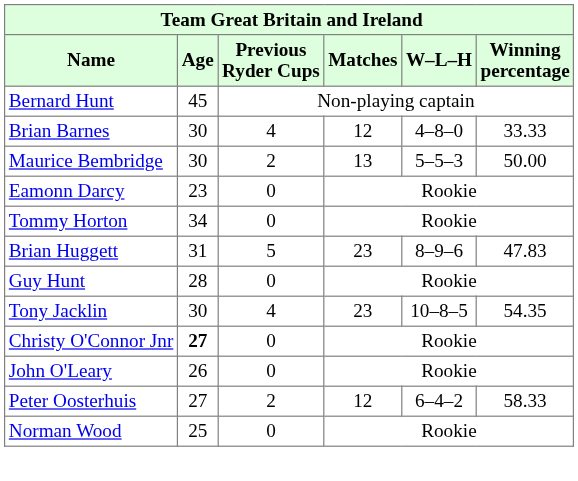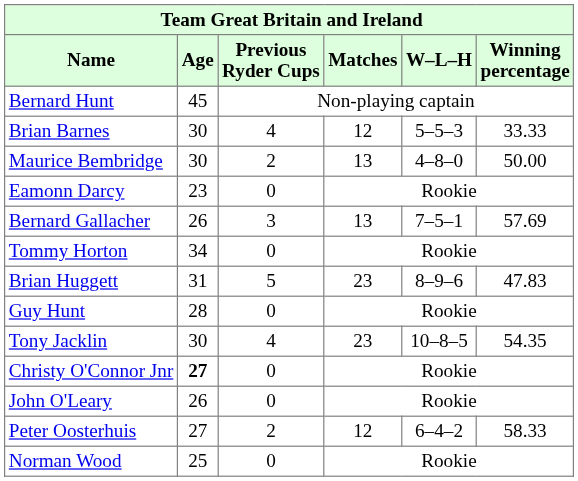(439, 131) 4–8–0 -> (439, 131) 5–5–3
(439, 161) 5–5–3 -> (439, 161) 4–8–0
+ row: (79, 221)
